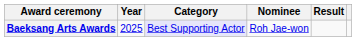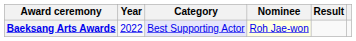(131, 28) 2025 -> (131, 28) 2022
(279, 28) no background -> (279, 28) lightyellow background
